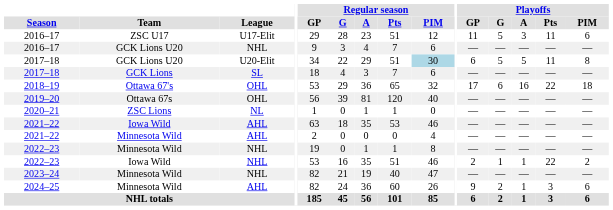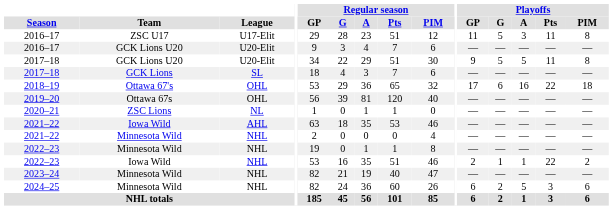(587, 35) 6 -> (587, 35) 8
(257, 48) NHL -> (257, 48) U20-Elit
(433, 60) lightblue background -> (433, 60) no background
(473, 60) 6 -> (473, 60) 9
(257, 136) AHL -> (257, 136) NHL
(257, 186) AHL -> (257, 186) NHL
(473, 186) 9 -> (473, 186) 6
(524, 186) 1 -> (524, 186) 5
